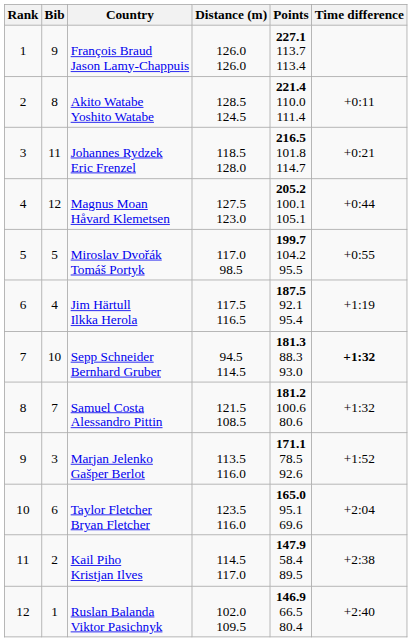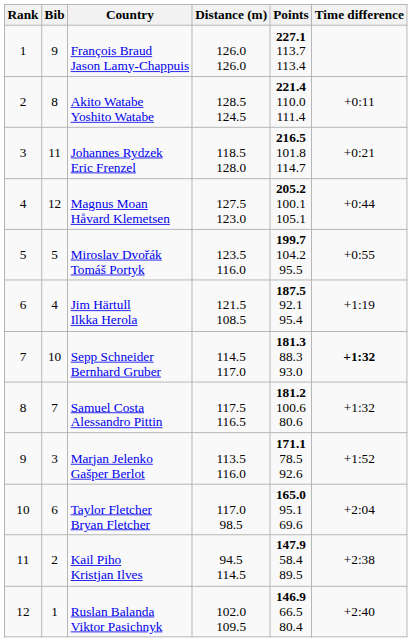(231, 262) 117.0 98.5 -> (231, 262) 123.5 116.0
(231, 313) 117.5 116.5 -> (231, 313) 121.5 108.5
(231, 364) 94.5 114.5 -> (231, 364) 114.5 117.0
(231, 415) 121.5 108.5 -> (231, 415) 117.5 116.5
(231, 516) 123.5 116.0 -> (231, 516) 117.0 98.5
(231, 567) 114.5 117.0 -> (231, 567) 94.5 114.5
